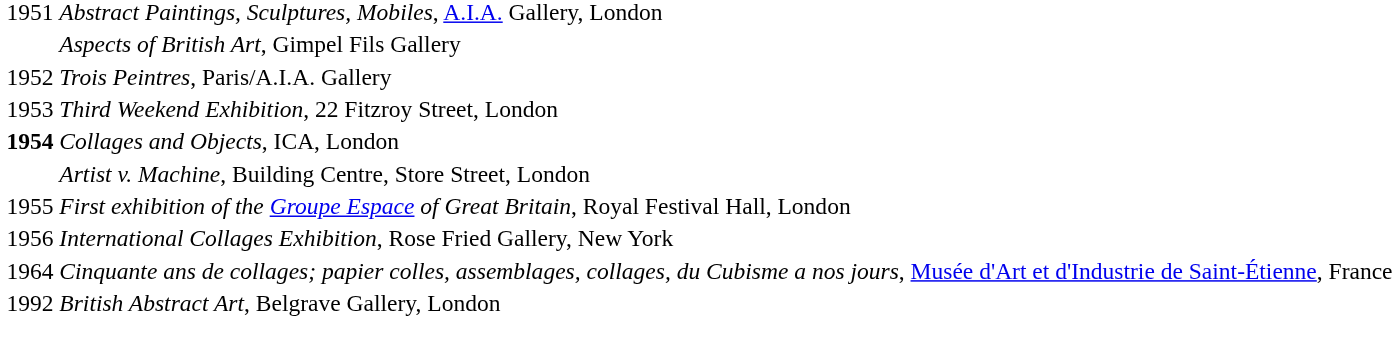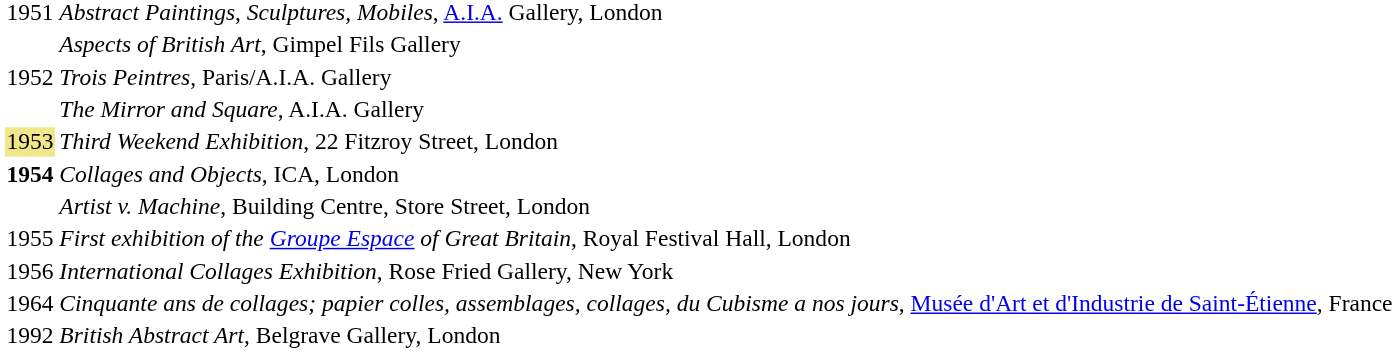+ row: (242, 109)
(30, 109) no background -> (30, 141) khaki background
